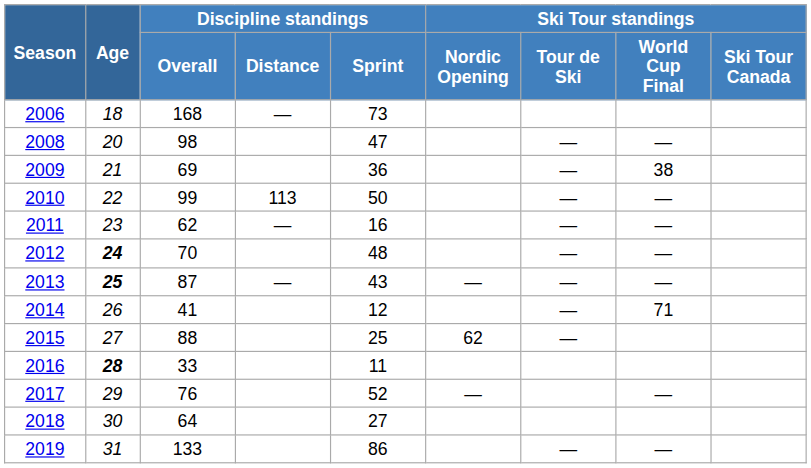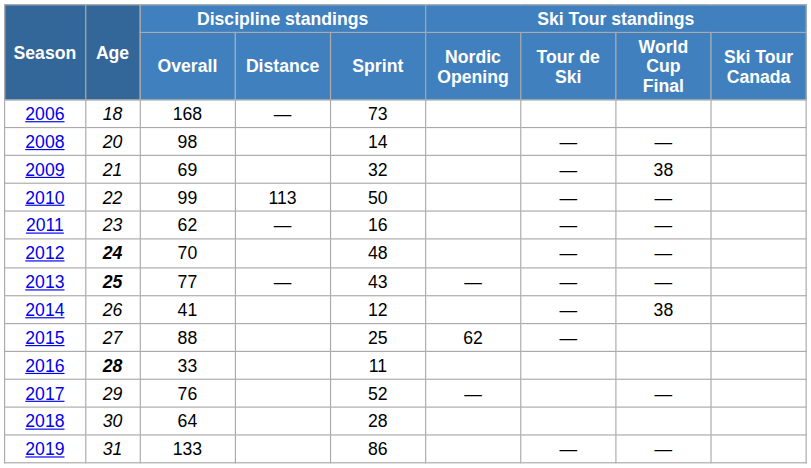(378, 142) 47 -> (378, 142) 14
(378, 170) 36 -> (378, 170) 32
(187, 281) 87 -> (187, 281) 77
(663, 309) 71 -> (663, 309) 38
(378, 421) 27 -> (378, 421) 28
